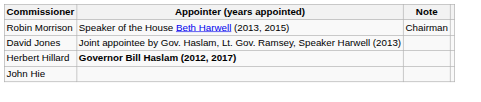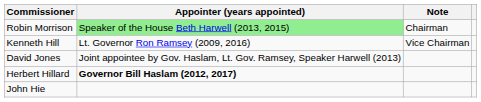(184, 27) no background -> (184, 27) lightgreen background
+ row: (33, 43)
